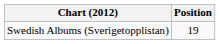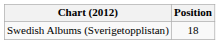(193, 30) 19 -> (193, 30) 18
